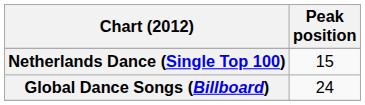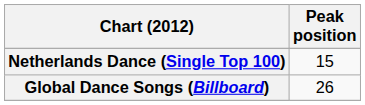(325, 87) 24 -> (325, 87) 26
